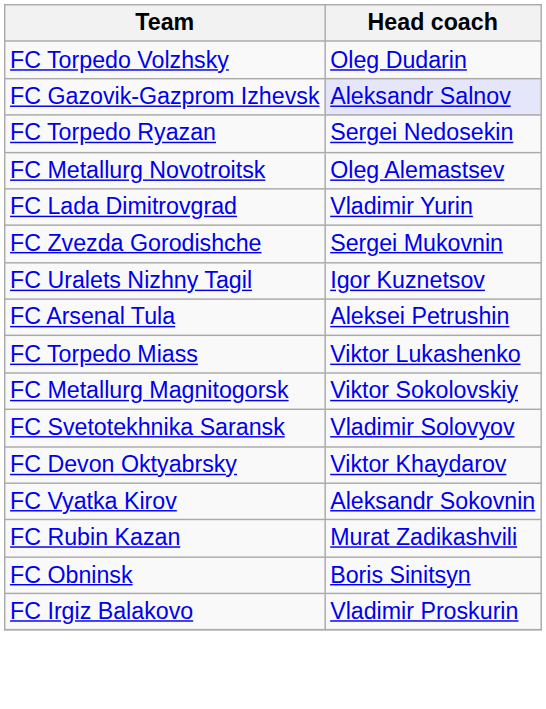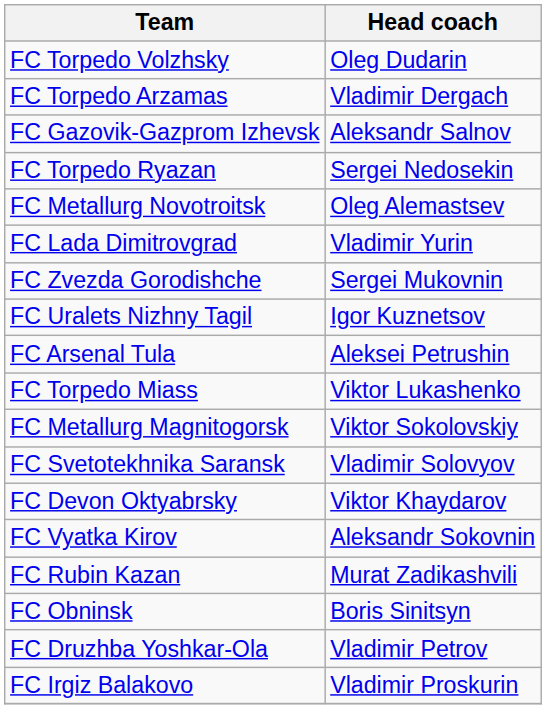+ row: (119, 96)
(420, 96) lavender background -> (420, 133) no background
+ row: (139, 648)
